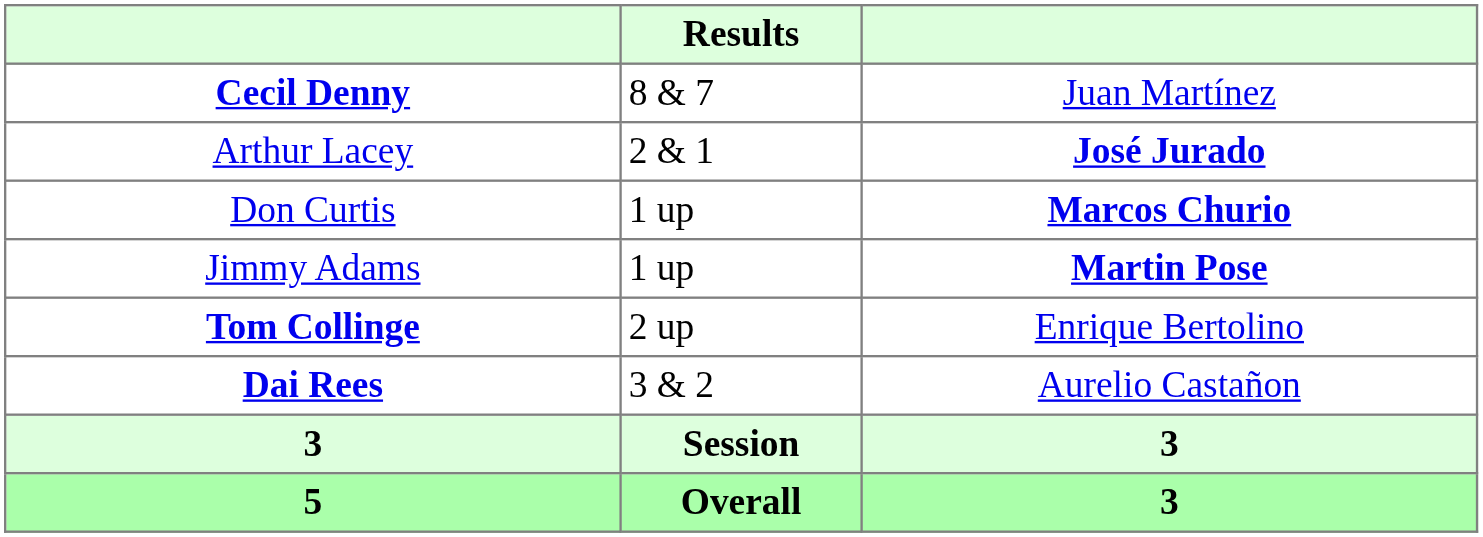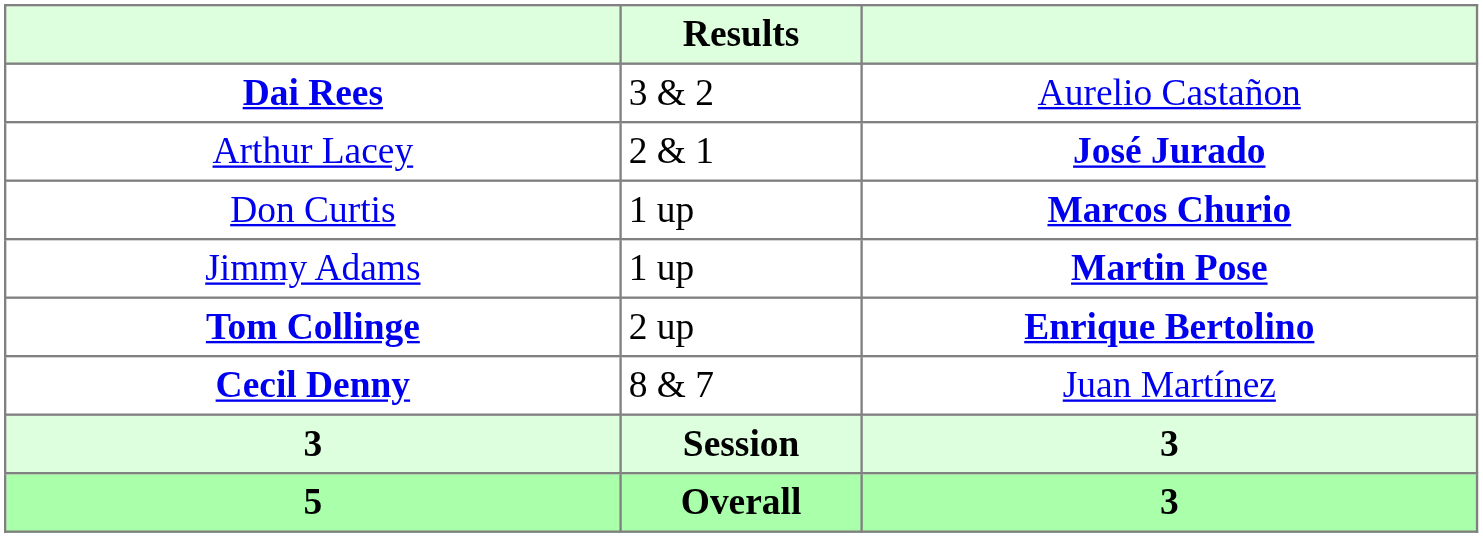rows swapped: (313, 384) <-> (313, 92)
(1169, 326) normal -> (1169, 326) bold
